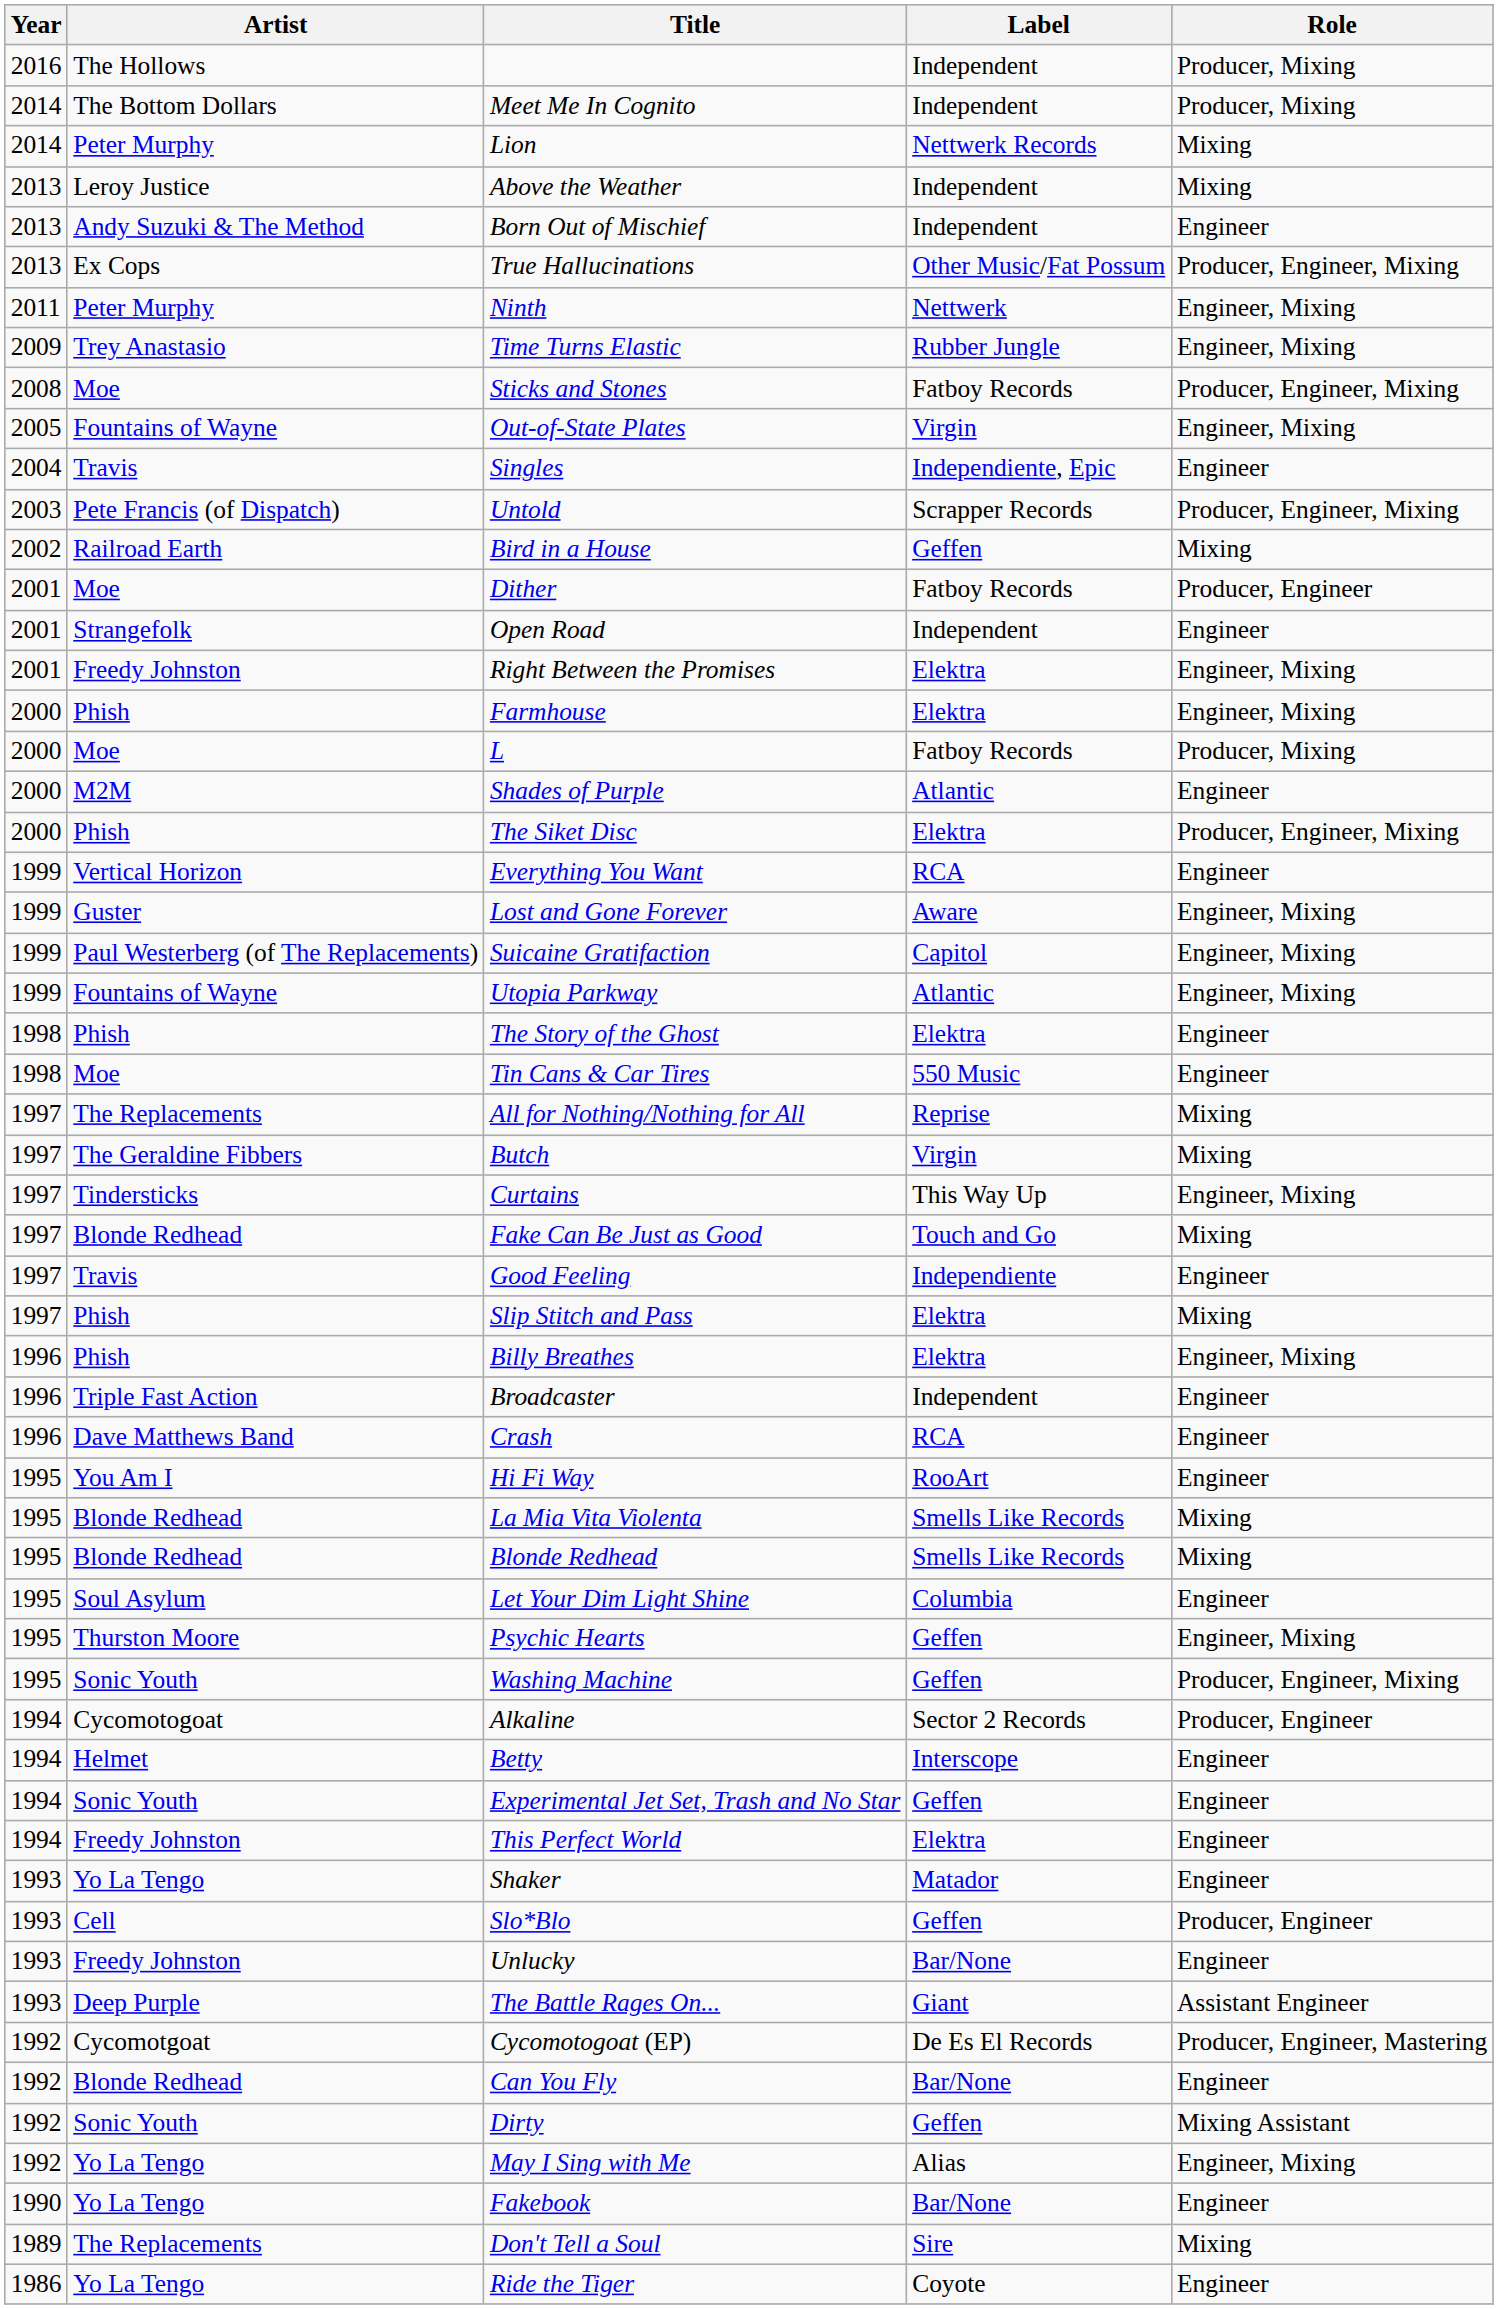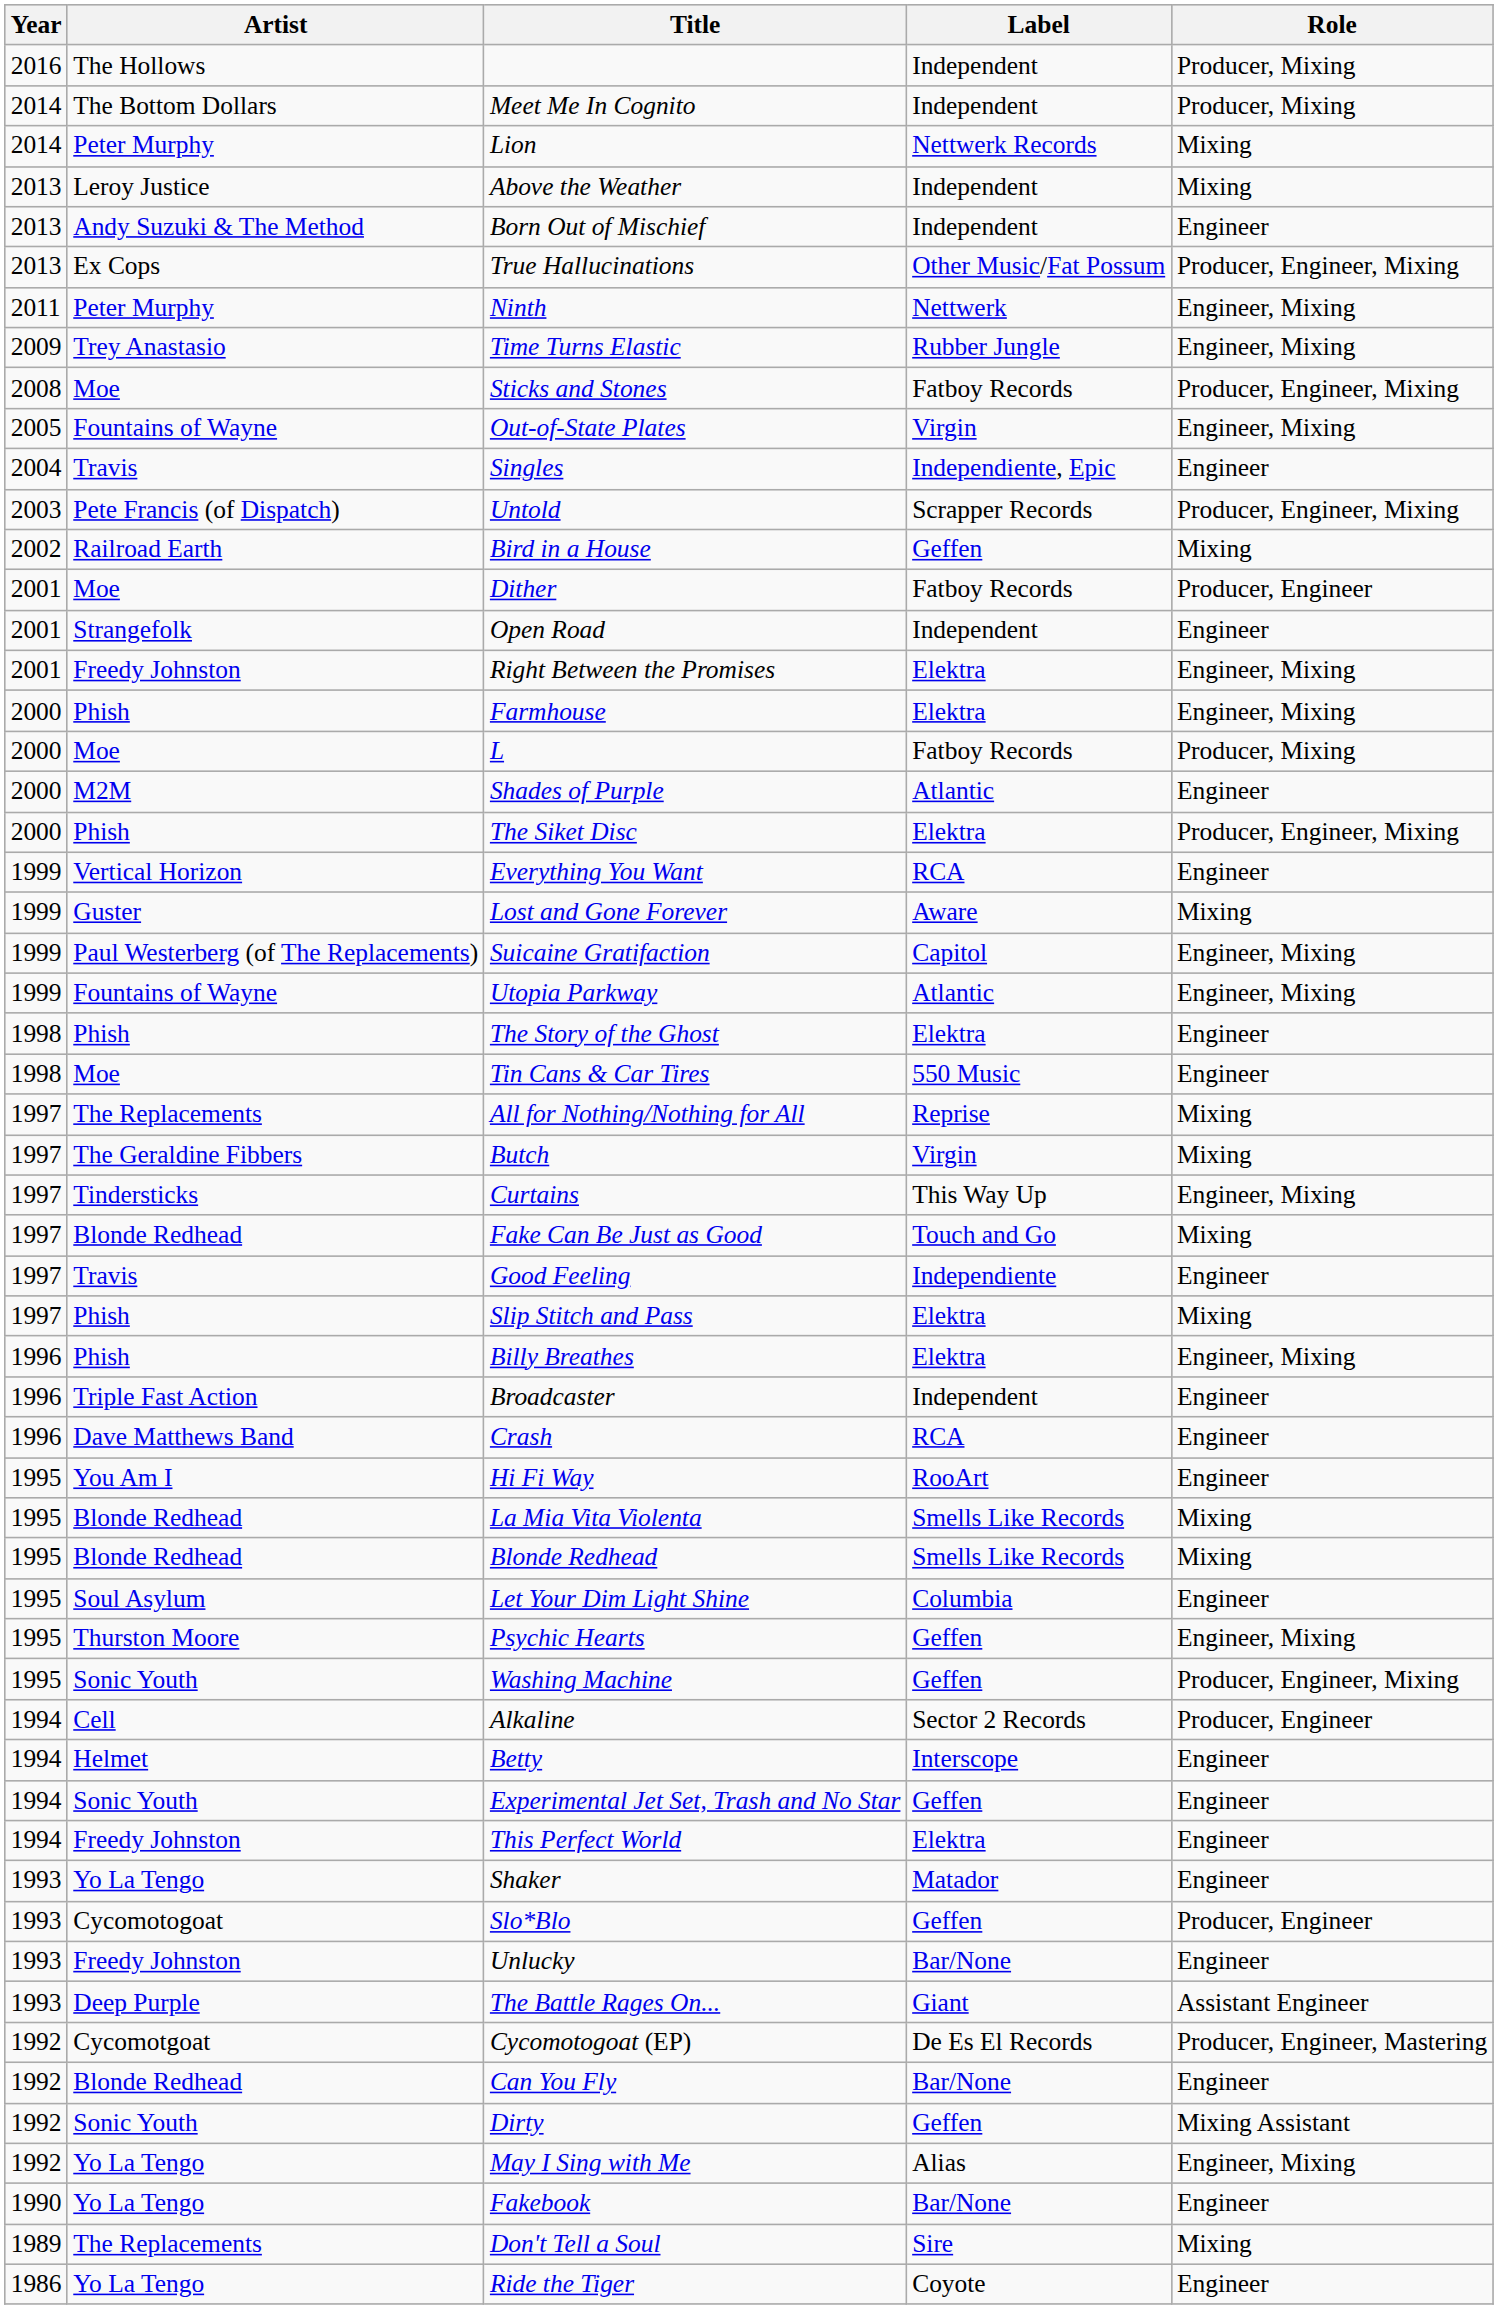(1266, 912) Engineer, Mixing -> (1214, 912) Mixing
(148, 1719) Cycomotogoat -> (94, 1719) Cell
(94, 1920) Cell -> (148, 1920) Cycomotogoat
